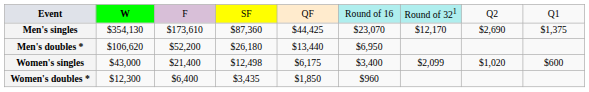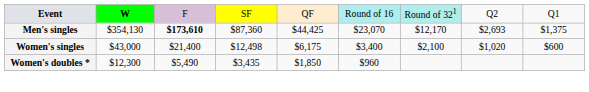(185, 31) normal -> (185, 31) bold
(492, 31) $2,690 -> (492, 31) $2,693
- row: (50, 47)
(431, 63) $2,099 -> (431, 47) $2,100
(185, 79) $6,400 -> (185, 63) $5,490
